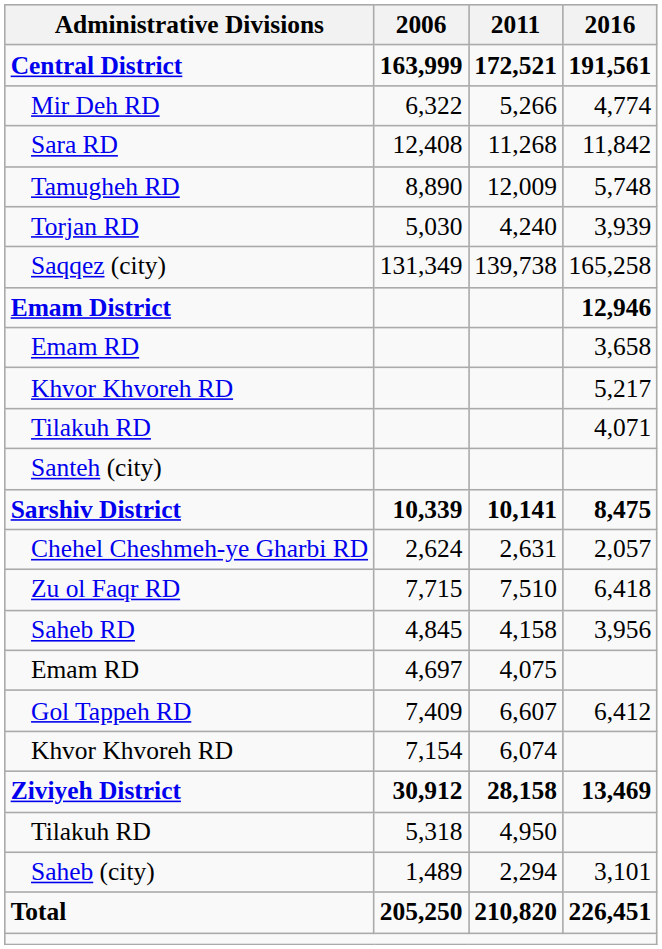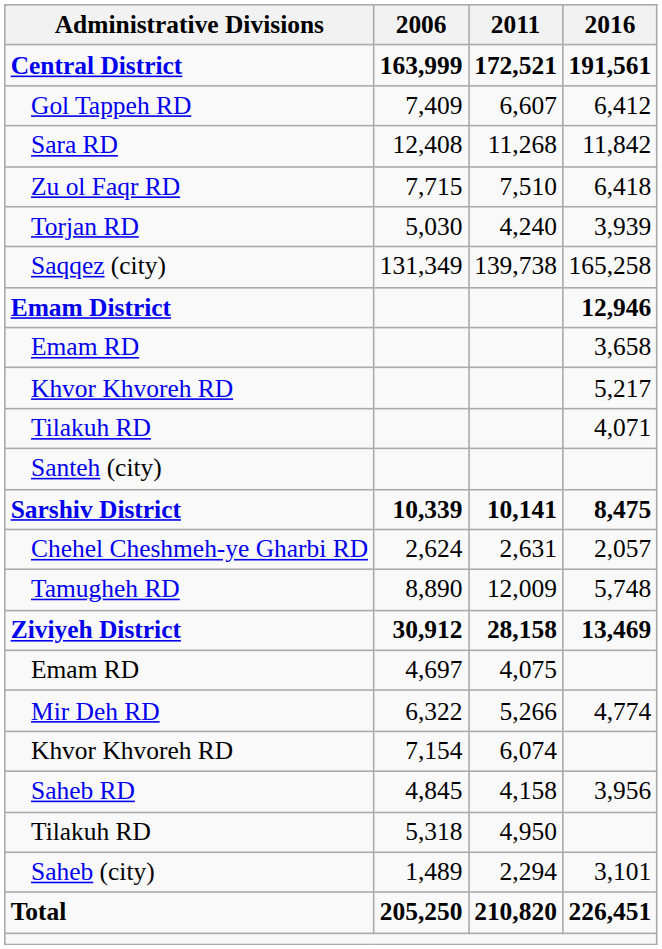rows swapped: (95, 105) <-> (111, 710)
rows swapped: (105, 186) <-> (106, 589)
rows swapped: (96, 791) <-> (83, 629)
